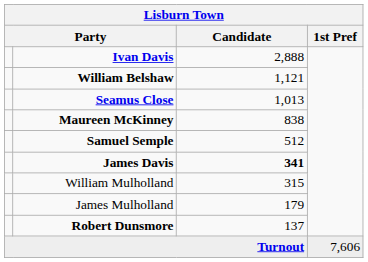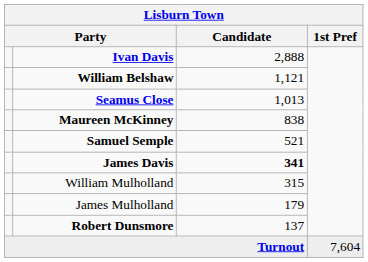(294, 141) 512 -> (294, 141) 521
(345, 246) 7,606 -> (345, 246) 7,604
